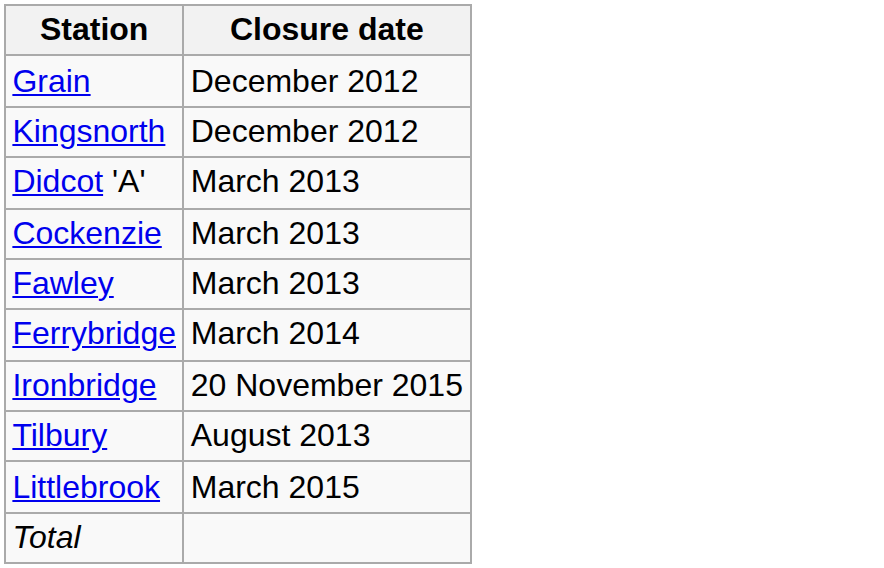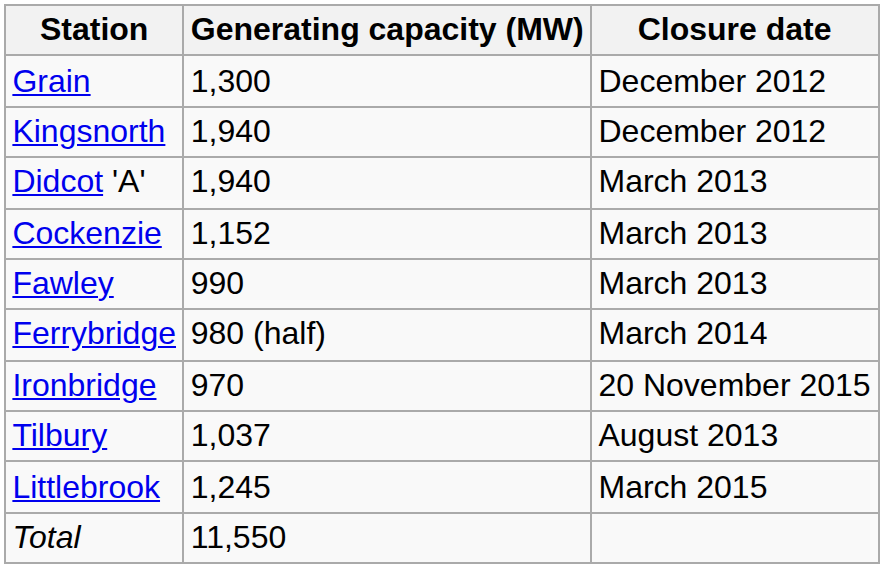+ column: (387, 29)
